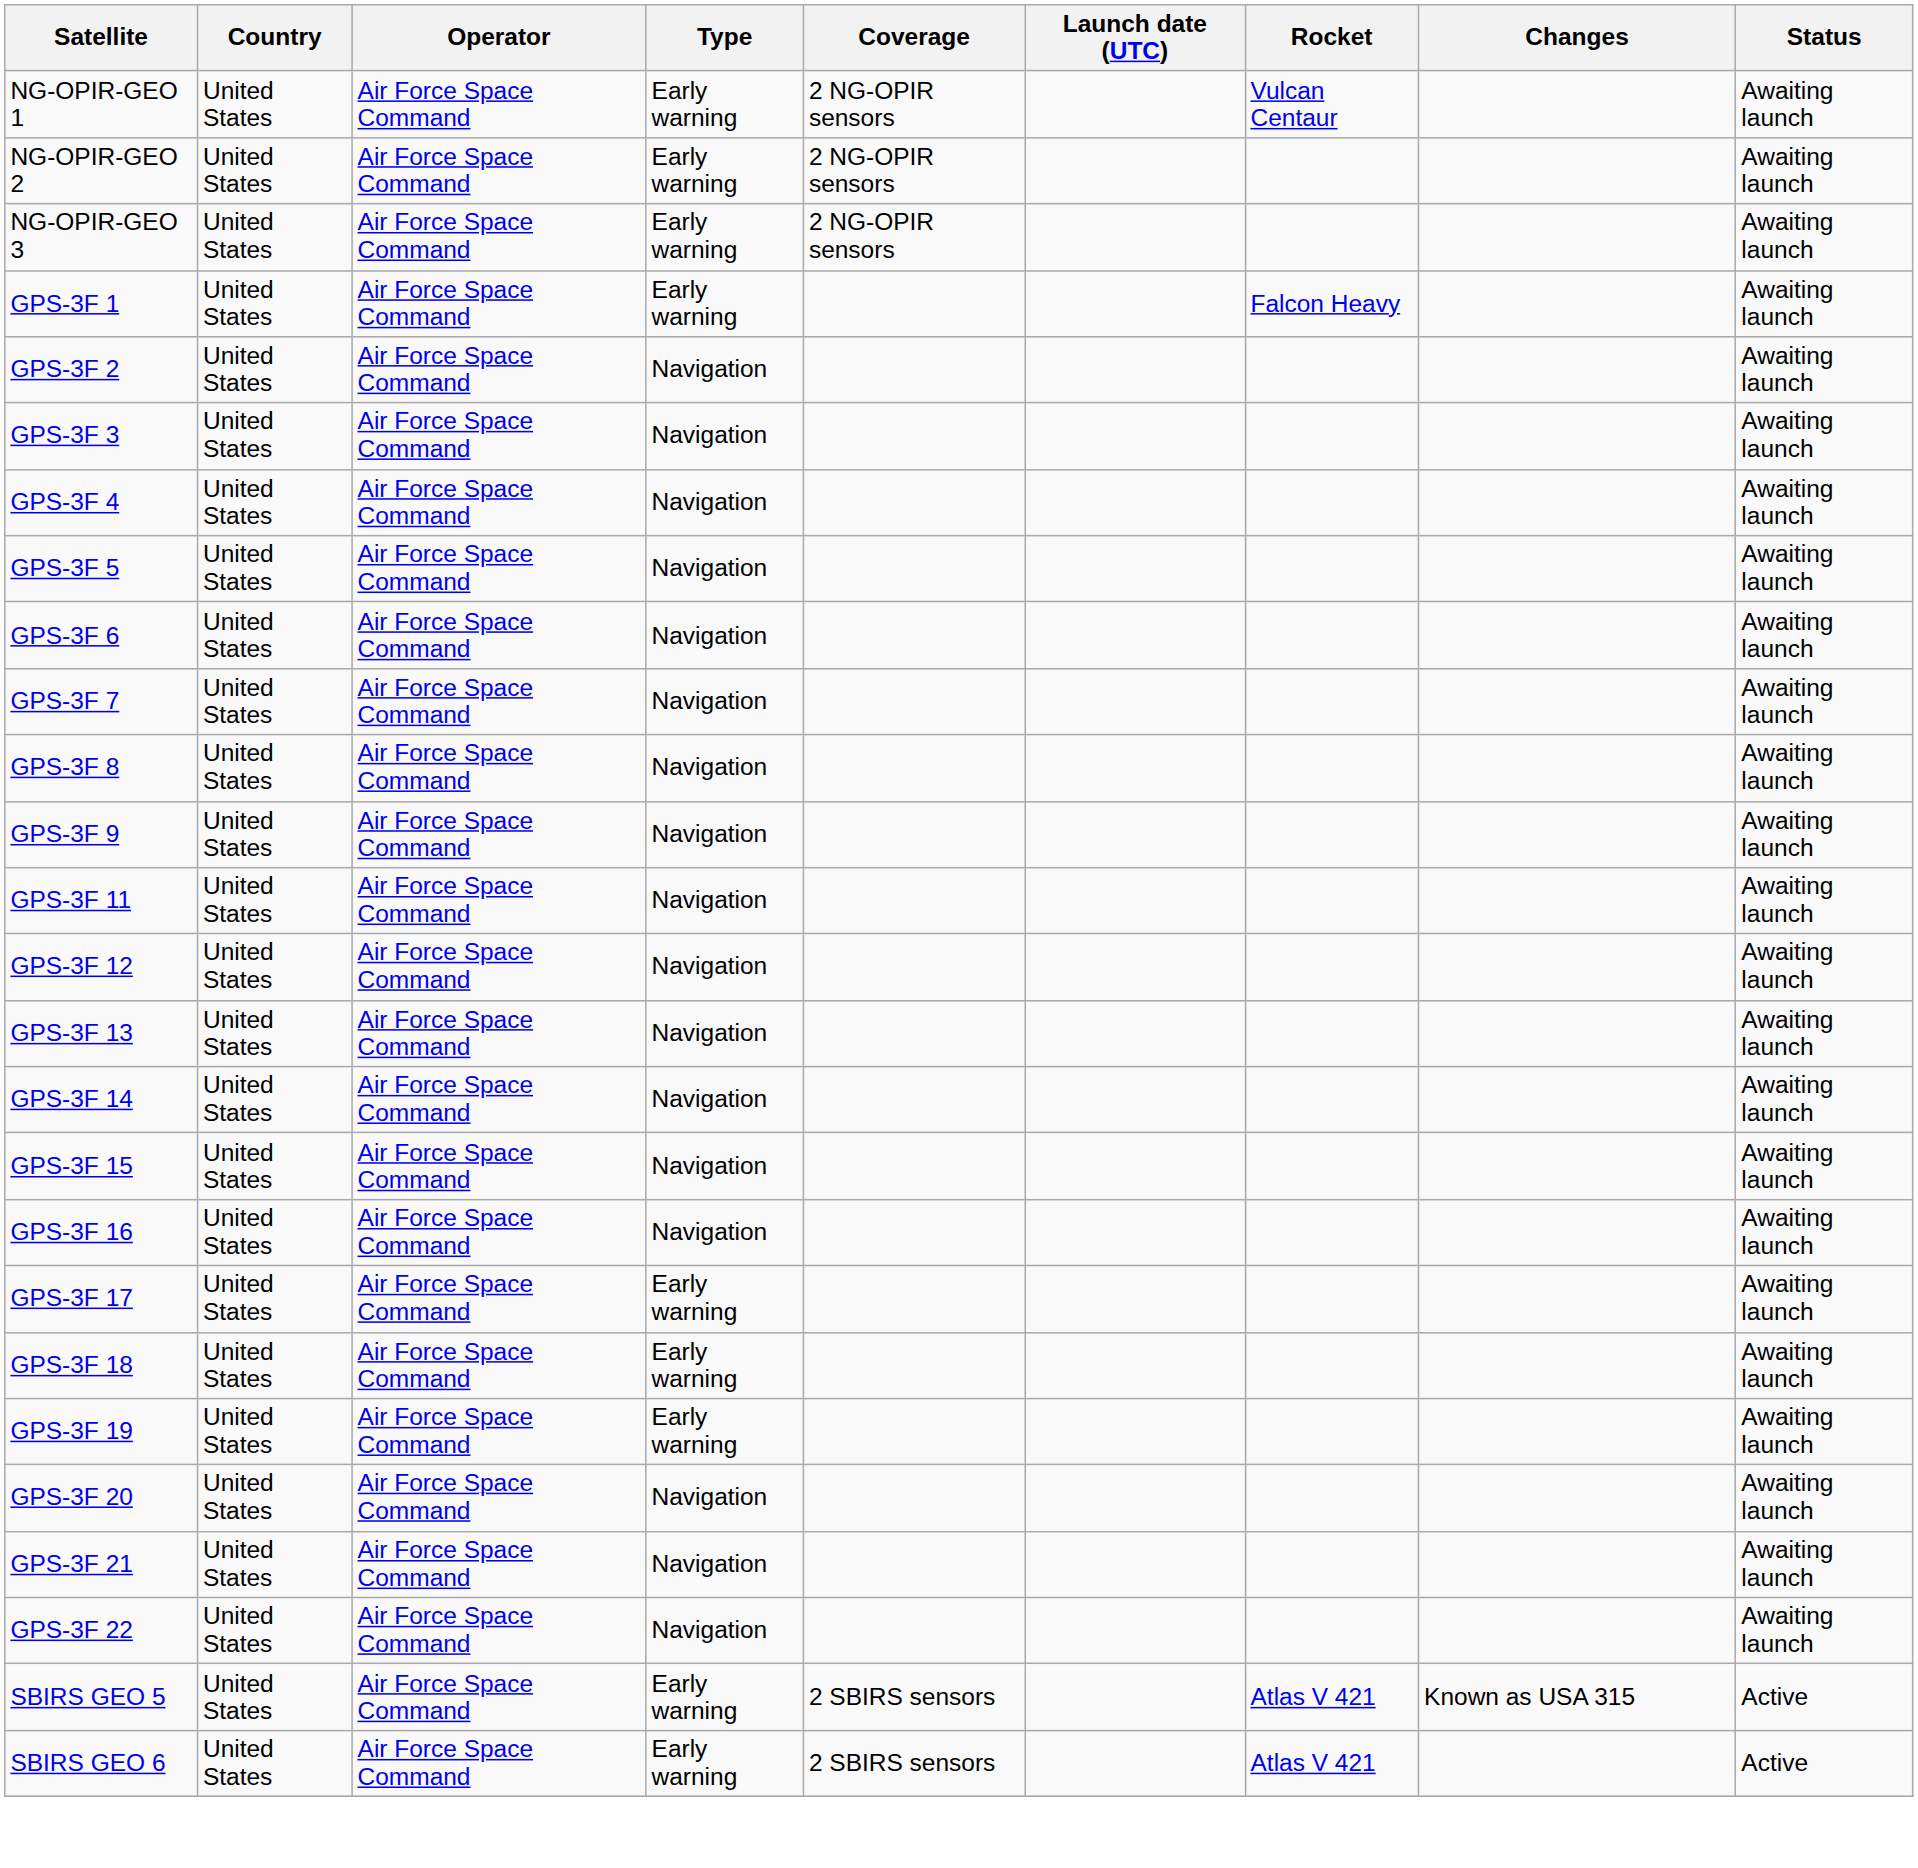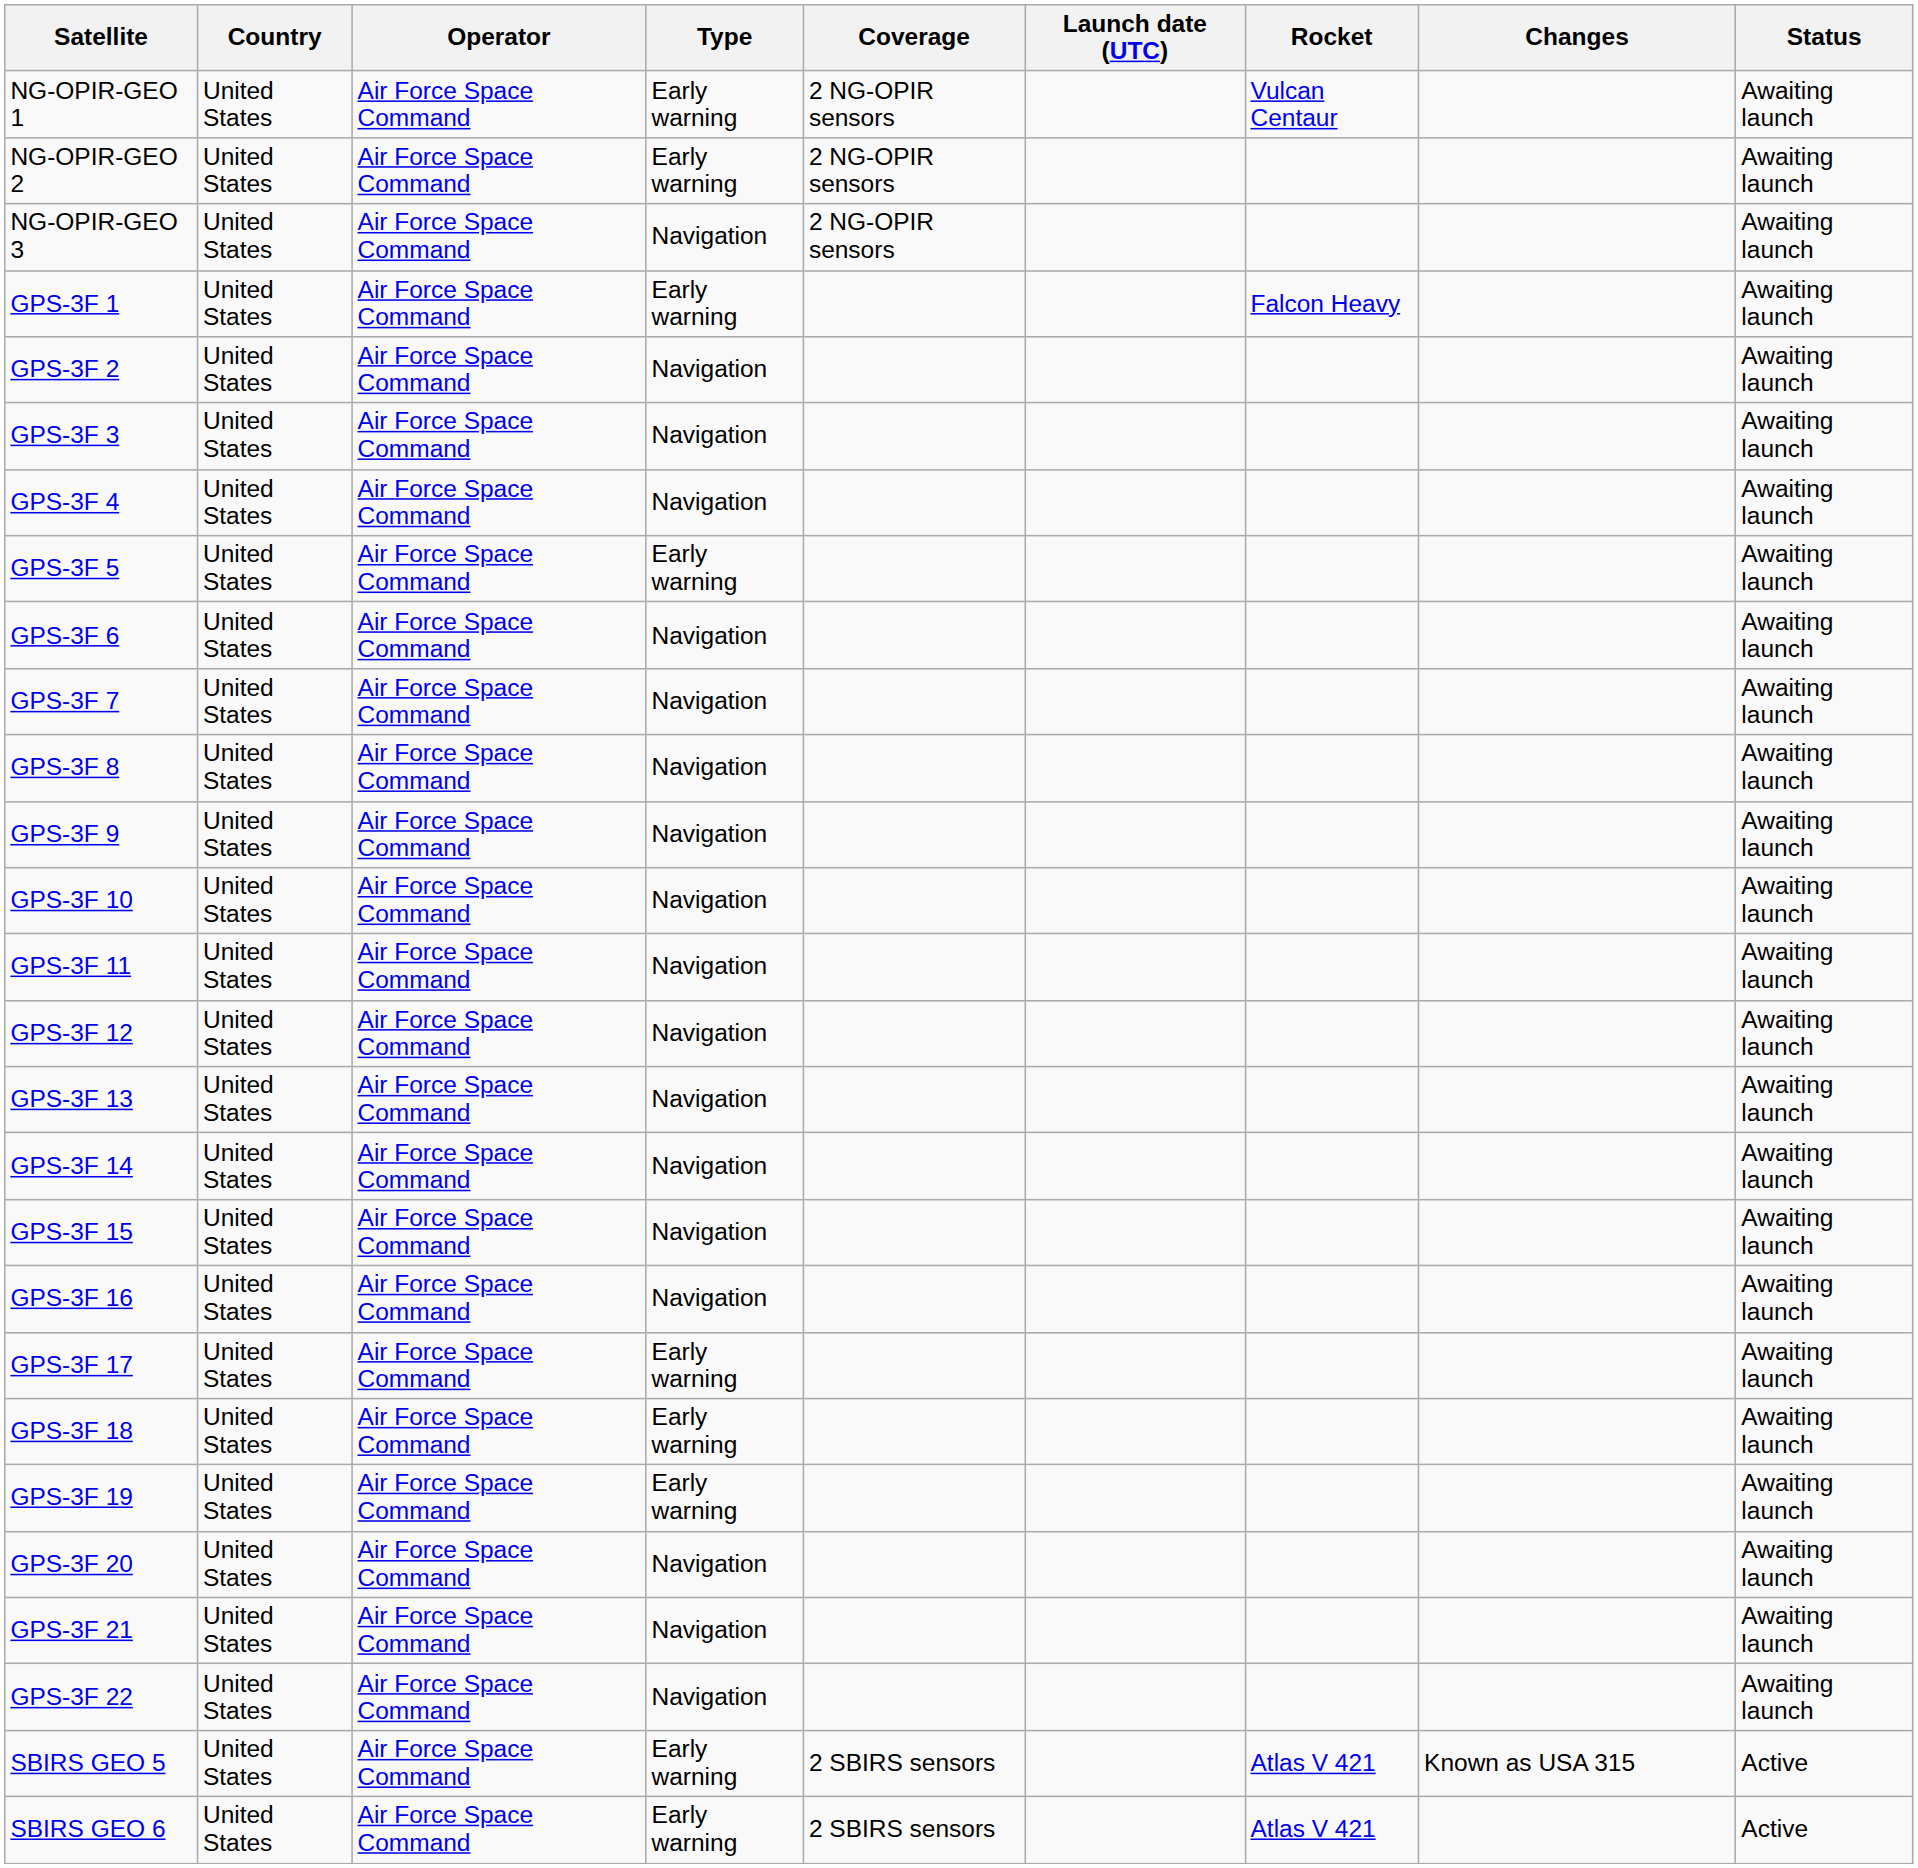(694, 236) Early warning -> (709, 236) Navigation
(709, 568) Navigation -> (694, 568) Early warning
+ row: (72, 900)
